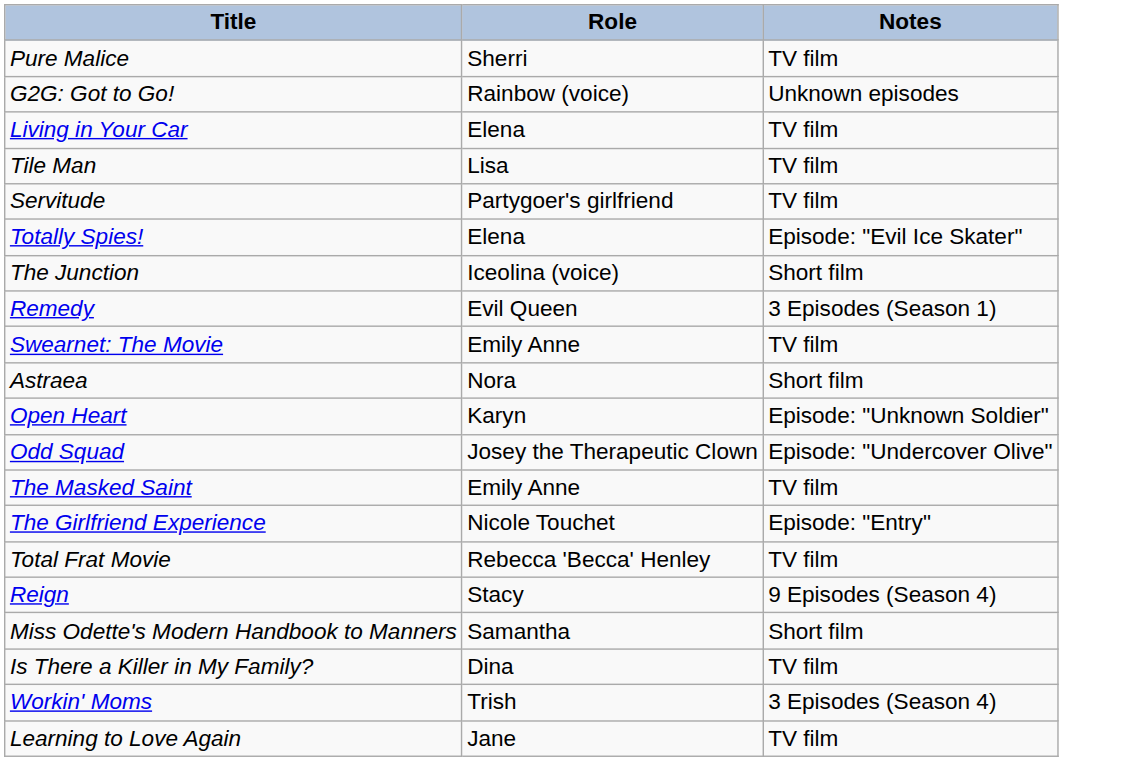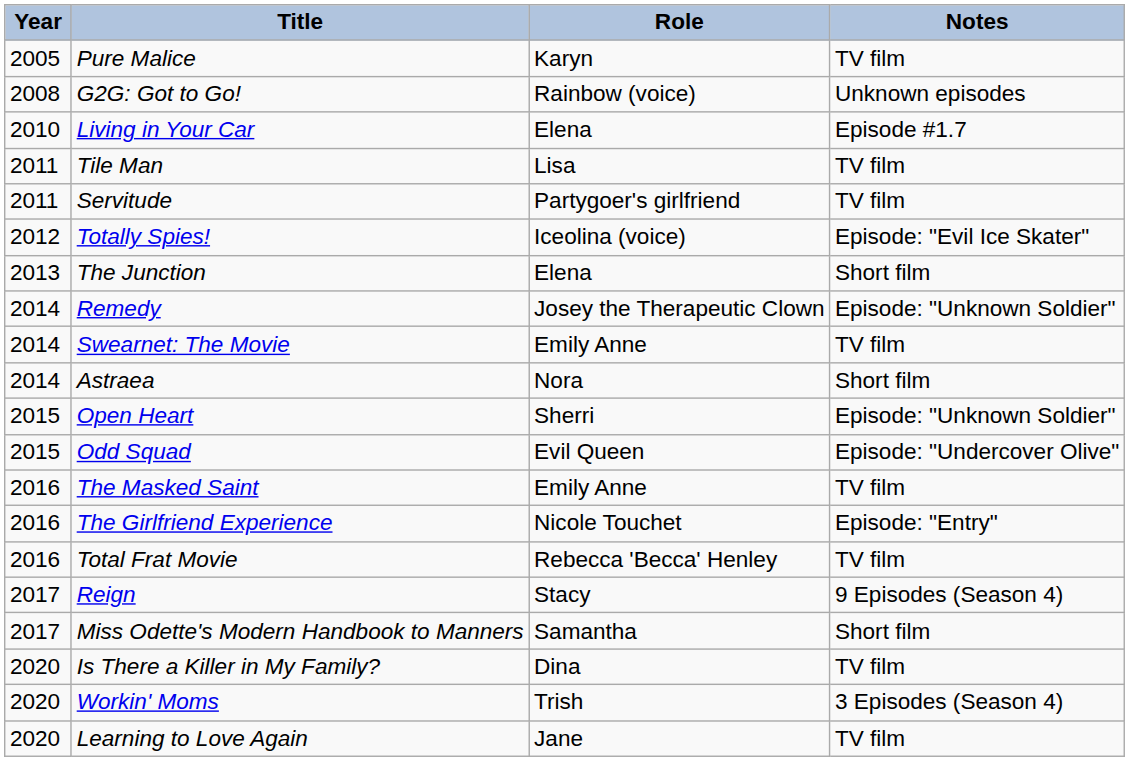+ column: (38, 22)
(497, 58) Sherri -> (564, 58) Karyn
(803, 129) TV film -> (901, 129) Episode #1.7
(496, 237) Elena -> (610, 237) Iceolina (voice)
(543, 272) Iceolina (voice) -> (563, 272) Elena
(522, 308) Evil Queen -> (679, 308) Josey the Therapeutic Clown
(882, 308) 3 Episodes (Season 1) -> (975, 308) Episode: "Unknown Soldier"
(497, 415) Karyn -> (564, 415) Sherri
(613, 451) Josey the Therapeutic Clown -> (589, 451) Evil Queen
